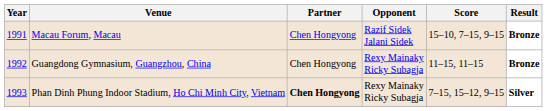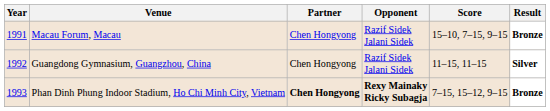(394, 64) Rexy Mainaky Ricky Subagja -> (389, 64) Razif Sidek Jalani Sidek
(524, 64) Bronze -> (525, 64) Silver
(394, 92) normal -> (396, 92) bold
(521, 92) Silver -> (527, 92) Bronze
